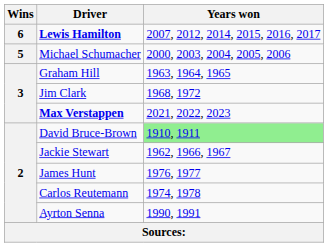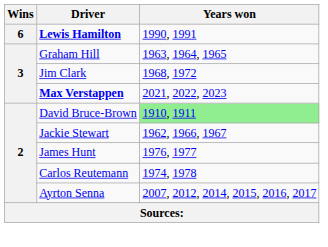(233, 34) 2007, 2012, 2014, 2015, 2016, 2017 -> (169, 34) 1990, 1991
- row: (90, 54)
(173, 212) 1990, 1991 -> (229, 192) 2007, 2012, 2014, 2015, 2016, 2017
